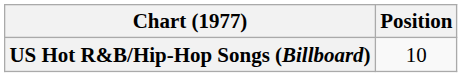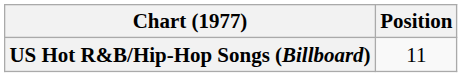(416, 54) 10 -> (416, 54) 11
